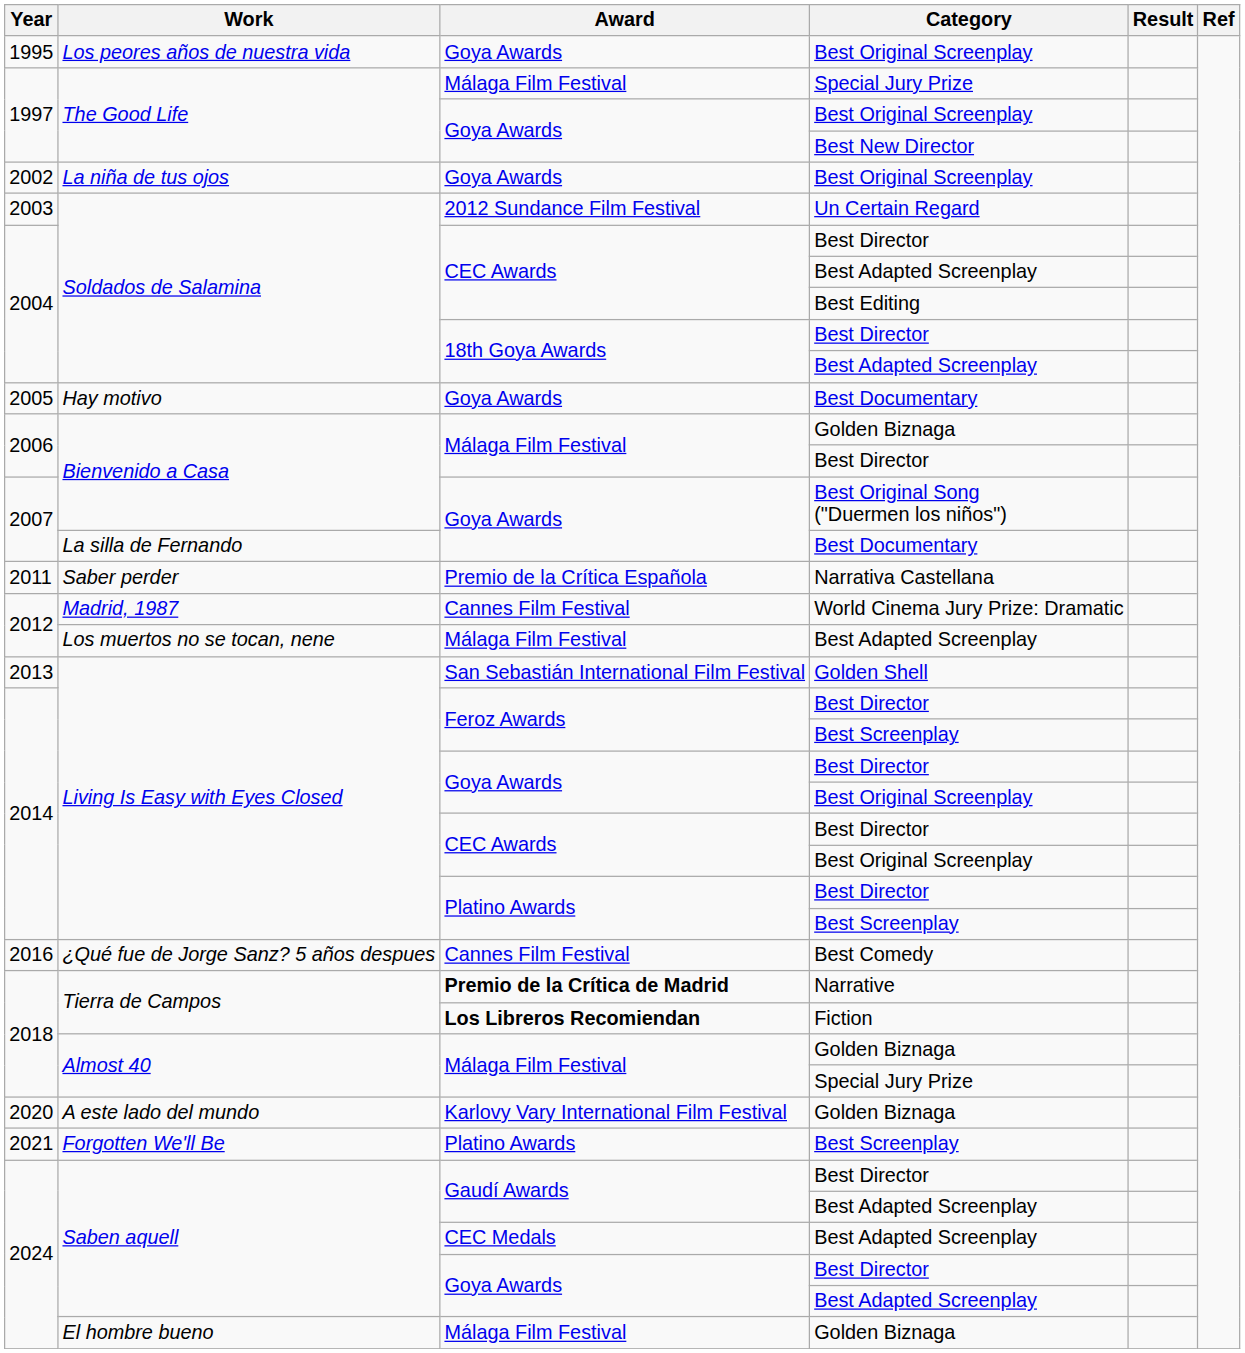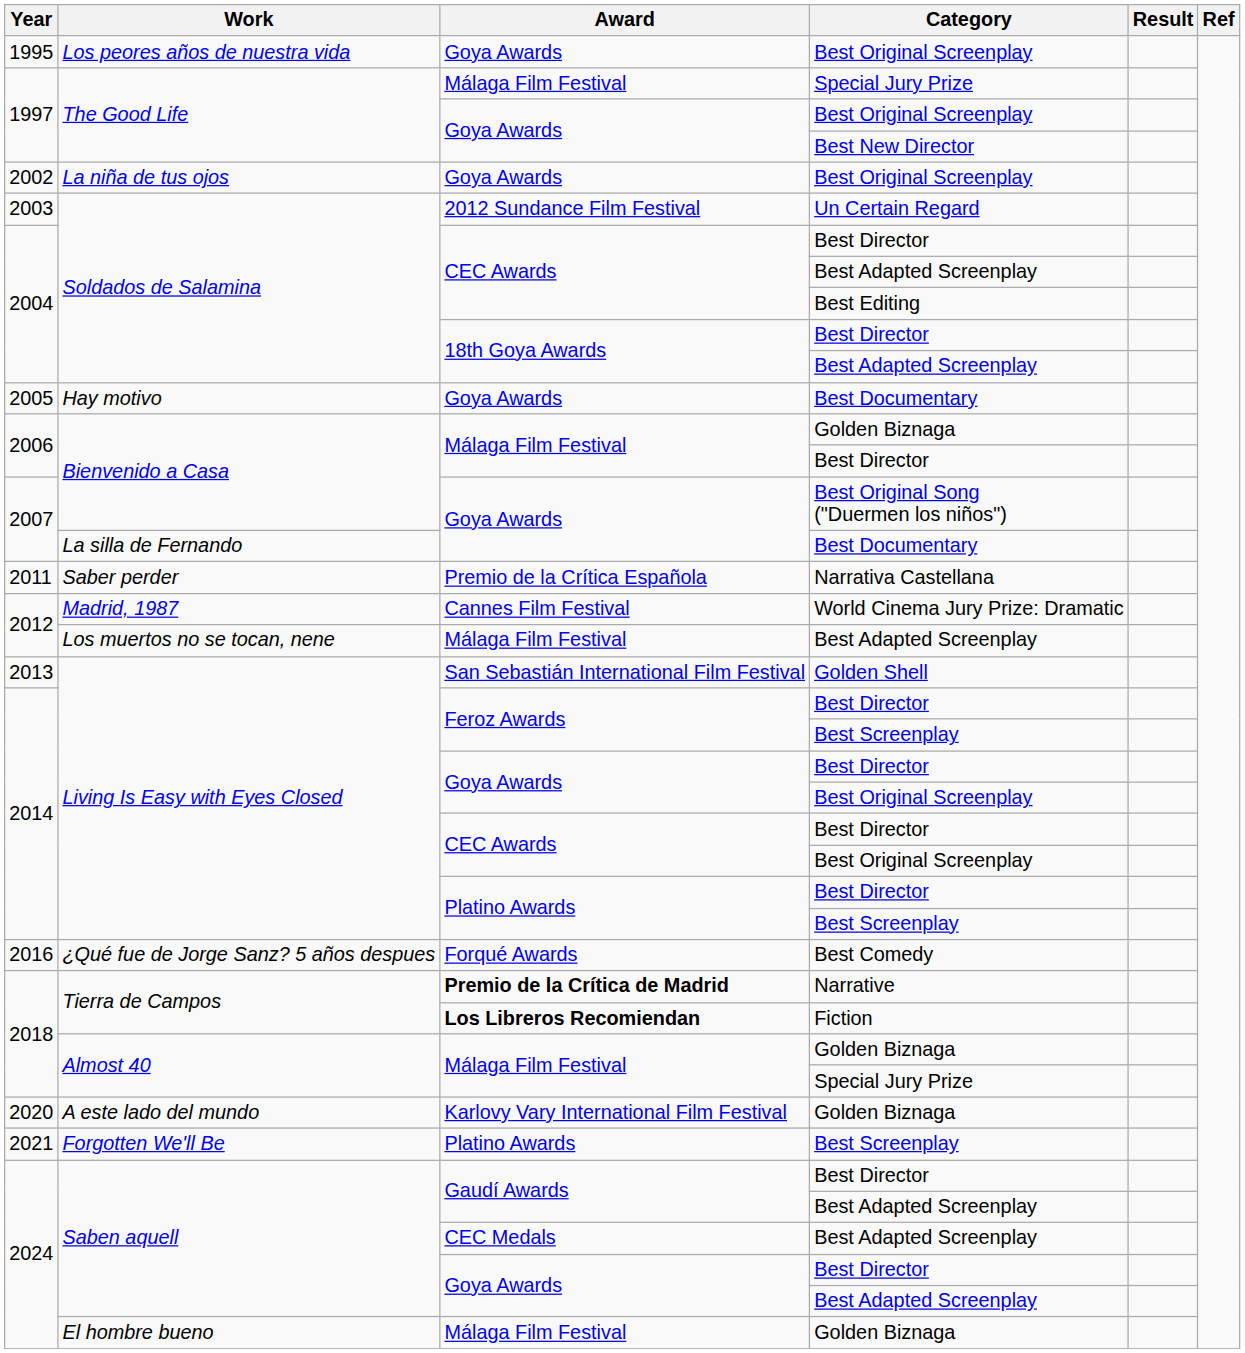(537, 955) Cannes Film Festival -> (511, 955) Forqué Awards
